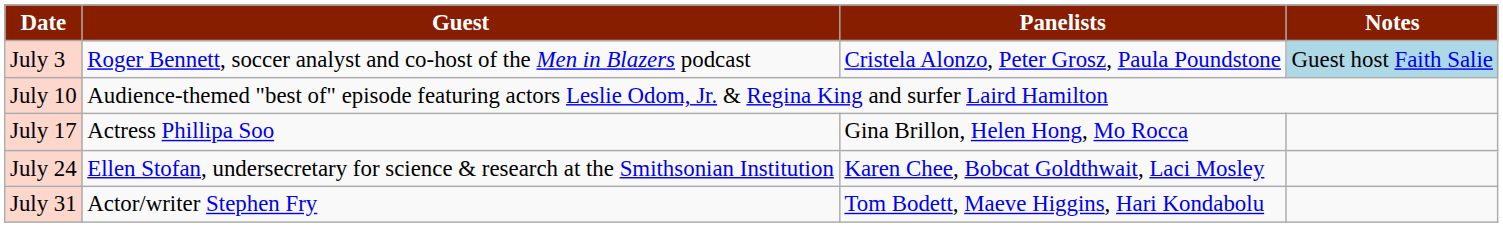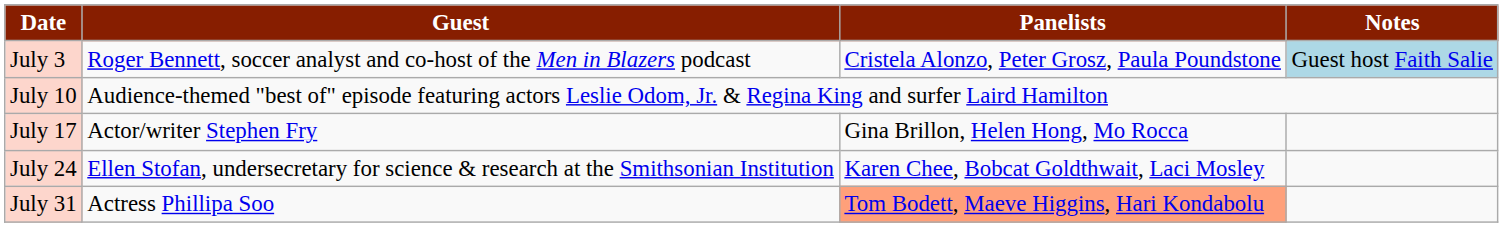(181, 131) Actress Phillipa Soo -> (202, 131) Actor/writer Stephen Fry
(202, 204) Actor/writer Stephen Fry -> (181, 204) Actress Phillipa Soo
(1054, 204) no background -> (1054, 204) lightsalmon background
